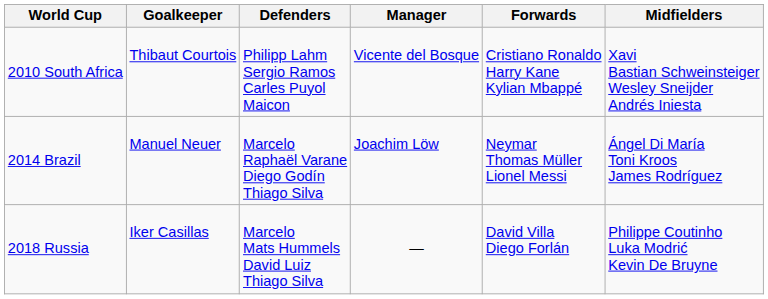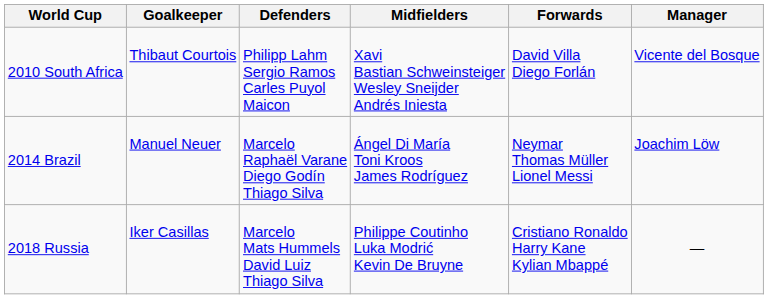columns swapped: (684, 16) <-> (416, 16)
(544, 71) Cristiano Ronaldo Harry Kane Kylian Mbappé -> (554, 63) David Villa Diego Forlán
(527, 240) David Villa Diego Forlán -> (570, 249) Cristiano Ronaldo Harry Kane Kylian Mbappé
